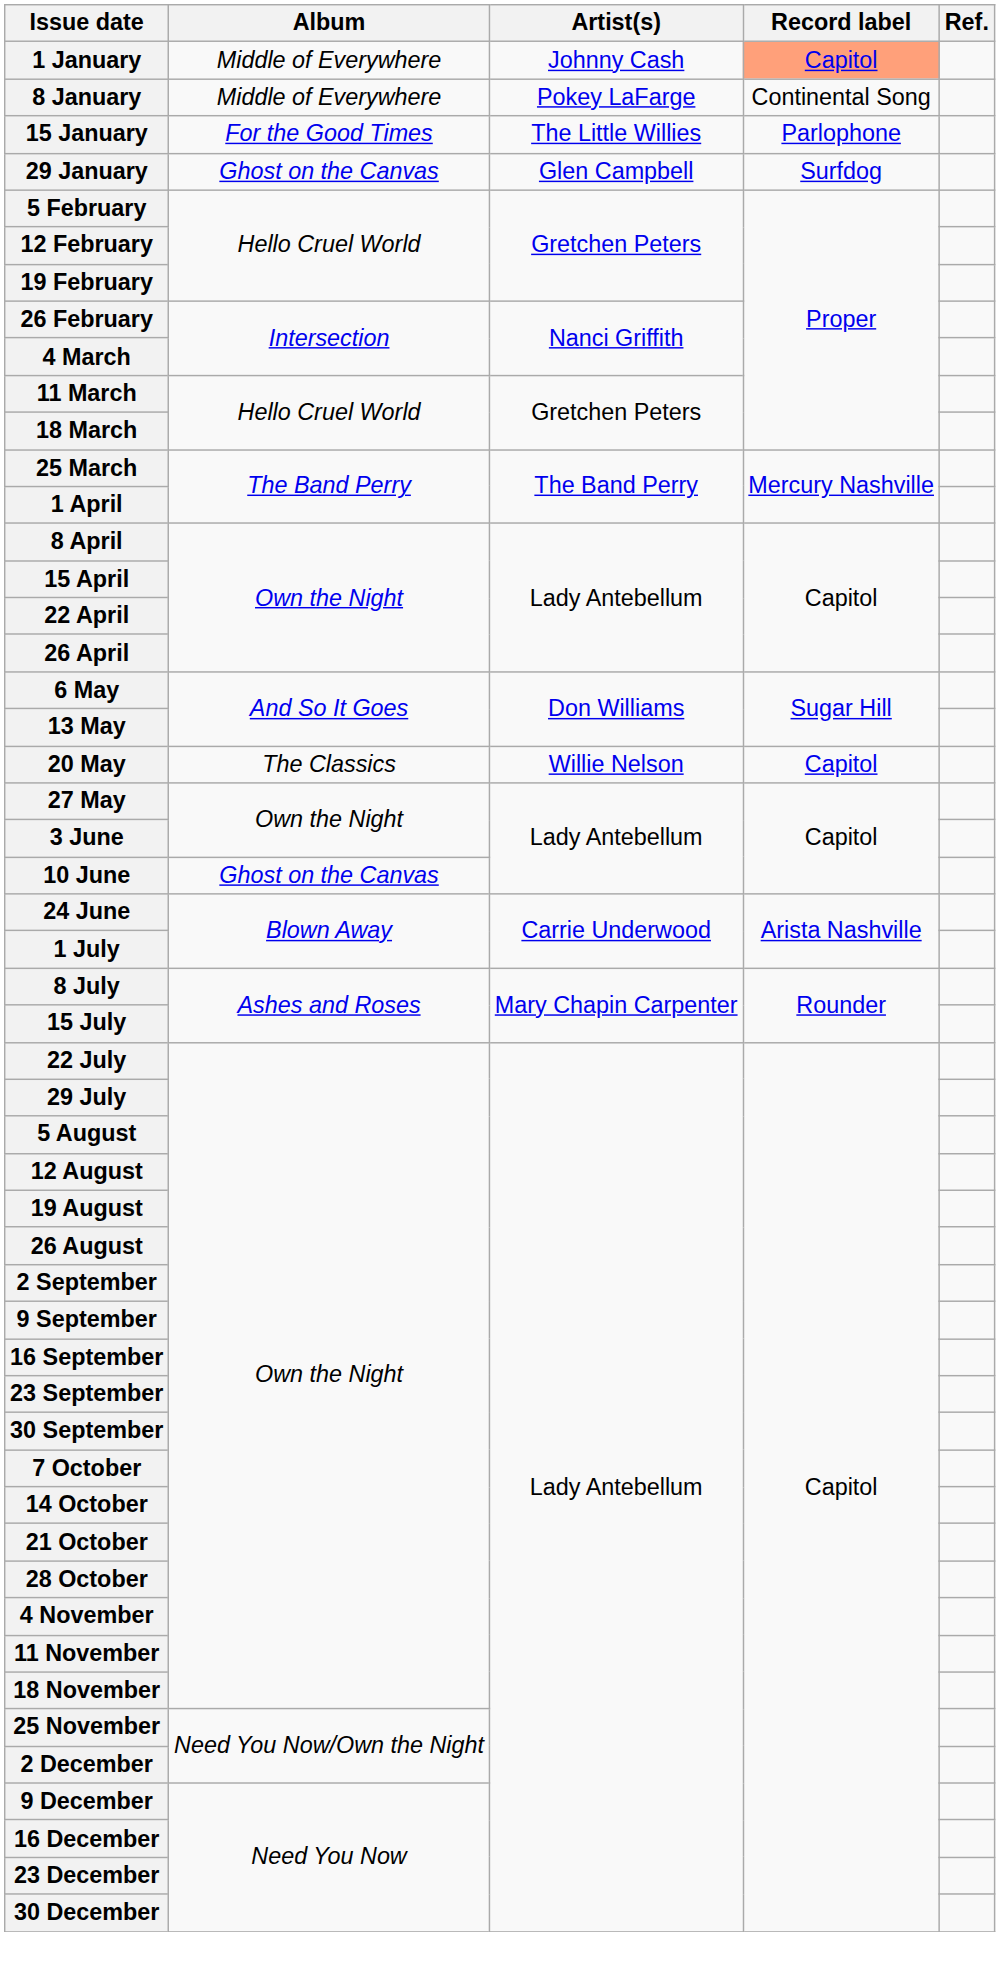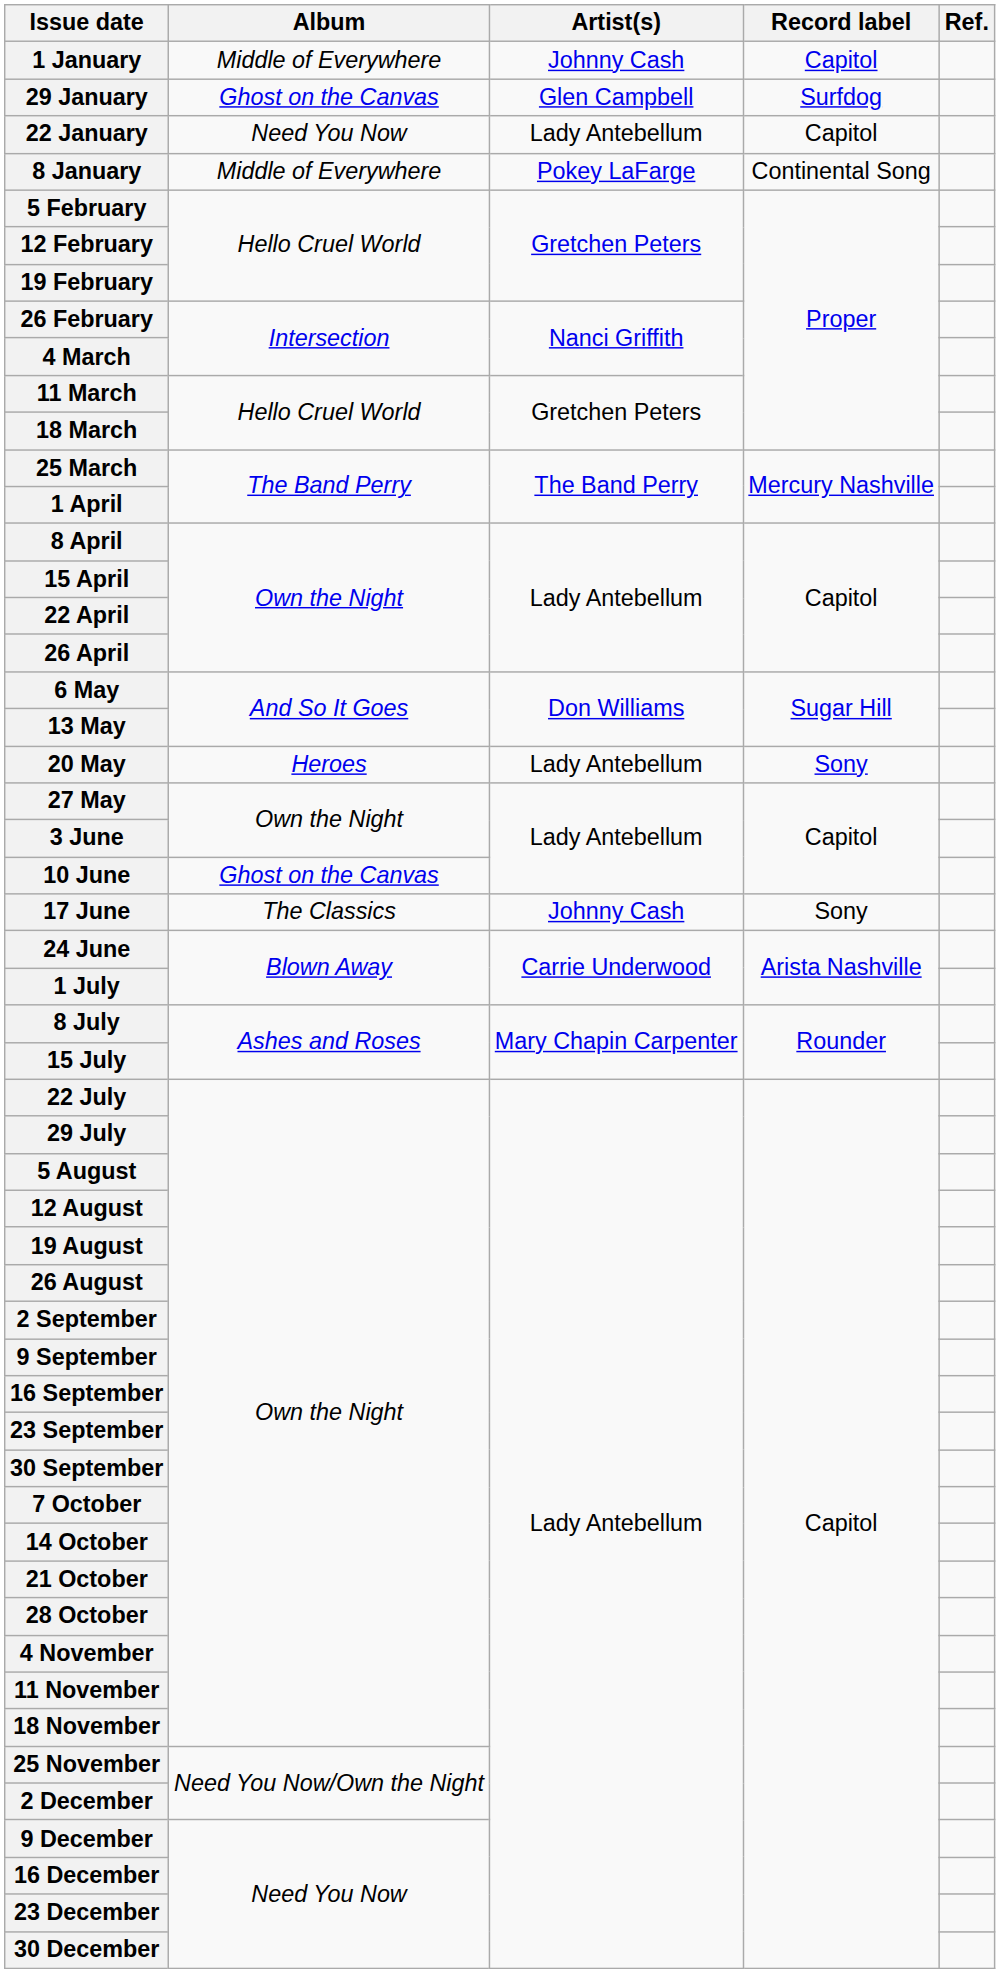(841, 60) lightsalmon background -> (841, 60) no background
rows swapped: (87, 97) <-> (87, 171)
- row: (87, 134)
+ row: (87, 134)
(329, 763) The Classics -> (329, 763) Heroes
(616, 763) Willie Nelson -> (616, 763) Lady Antebellum
(841, 763) Capitol -> (841, 763) Sony
+ row: (87, 912)
